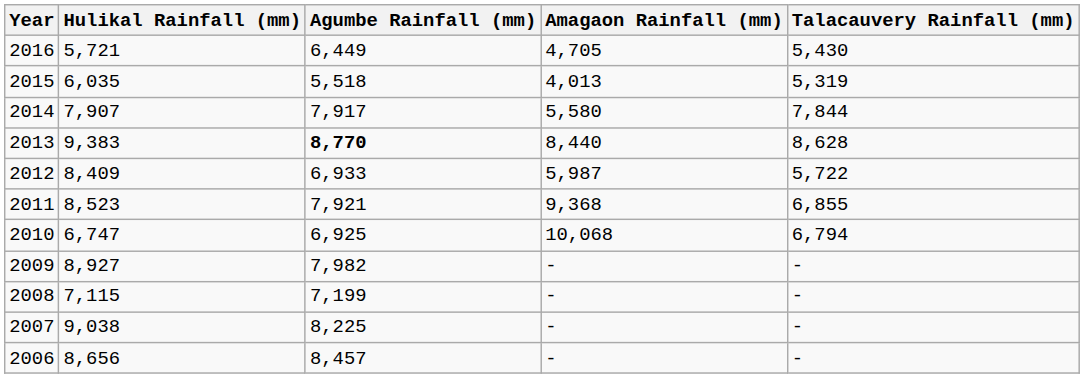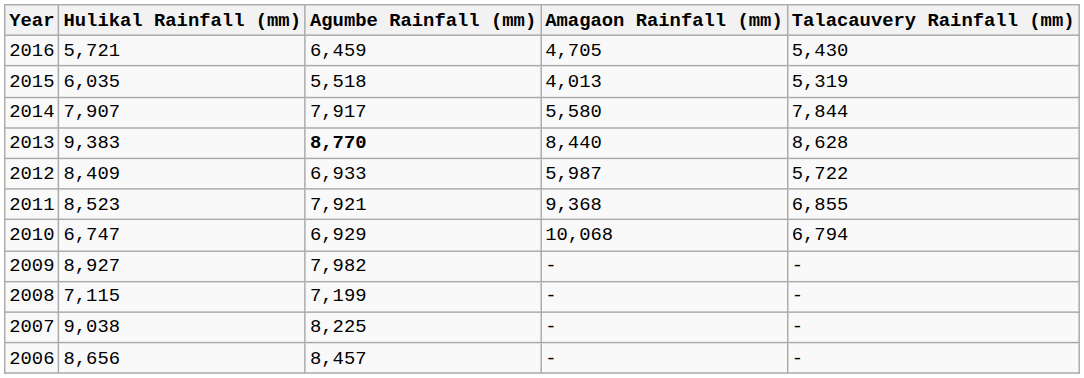(338, 51) 6,449 -> (338, 51) 6,459
(338, 235) 6,925 -> (338, 235) 6,929
